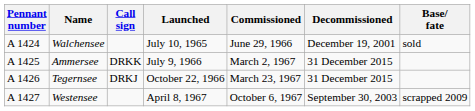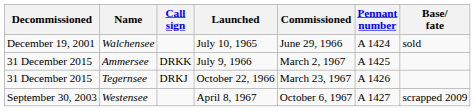columns swapped: (27, 19) <-> (352, 19)
